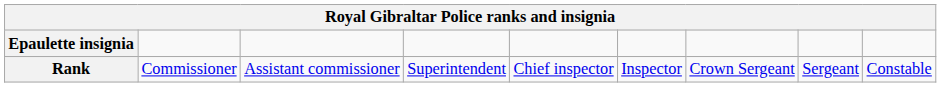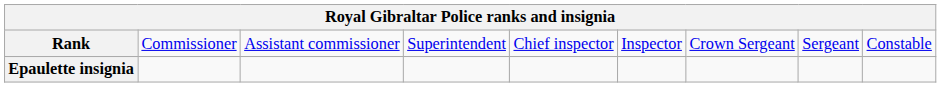rows swapped: (71, 69) <-> (71, 43)
